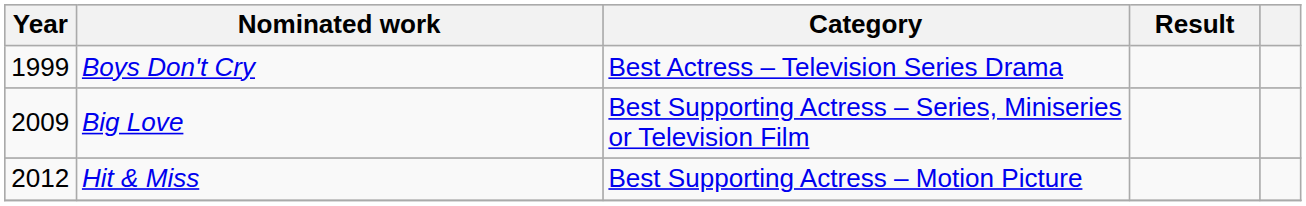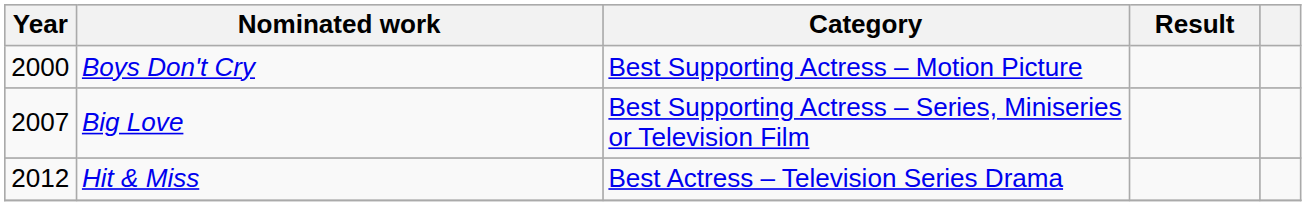(40, 66) 1999 -> (40, 66) 2000
(836, 66) Best Actress – Television Series Drama -> (845, 66) Best Supporting Actress – Motion Picture
(40, 122) 2009 -> (40, 122) 2007
(845, 178) Best Supporting Actress – Motion Picture -> (836, 178) Best Actress – Television Series Drama
